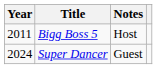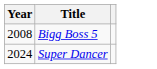- column: (128, 14)
(20, 34) 2011 -> (20, 34) 2008
